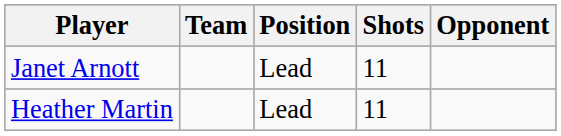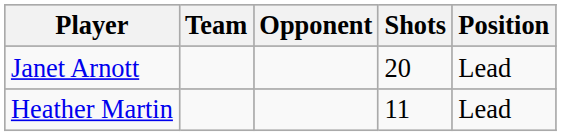columns swapped: (305, 25) <-> (493, 25)
(375, 67) 11 -> (398, 67) 20
